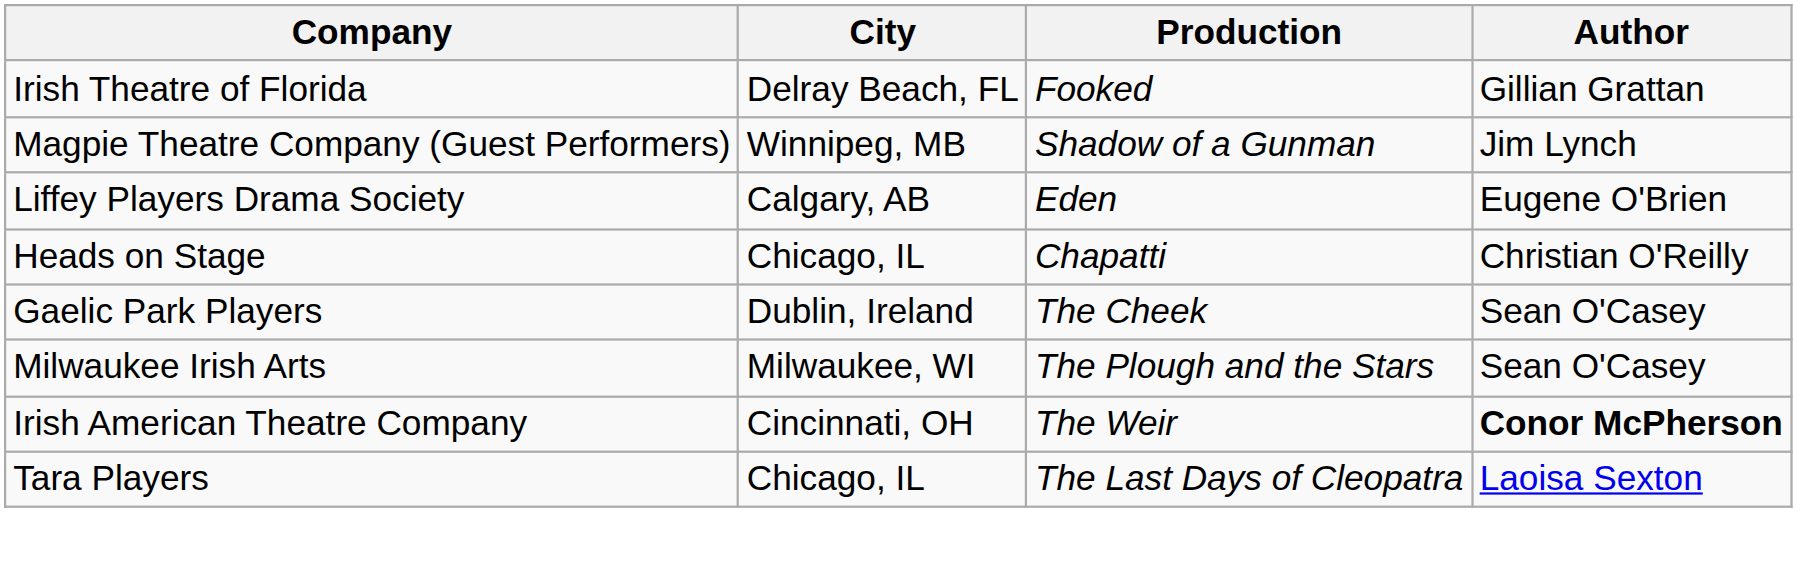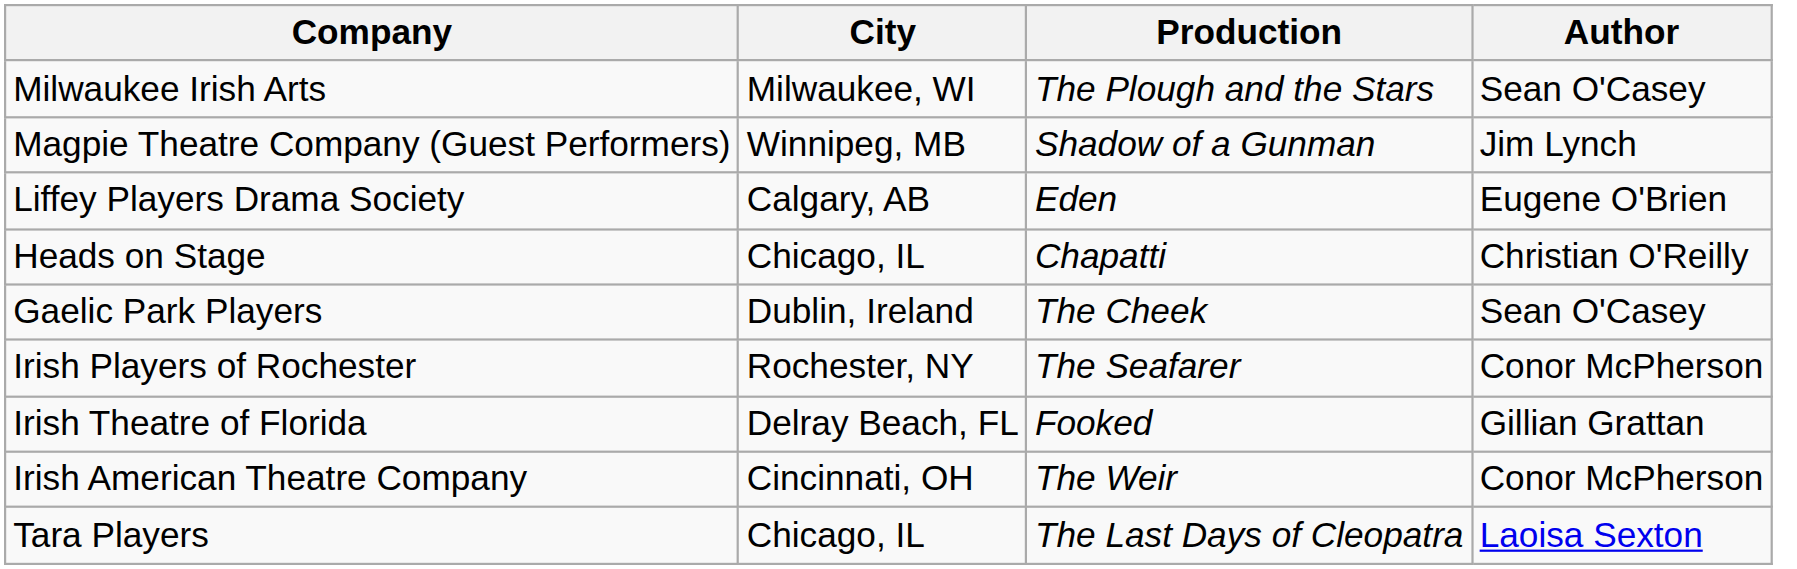rows swapped: (170, 367) <-> (190, 88)
+ row: (215, 367)
(1631, 423) bold -> (1621, 479) normal
